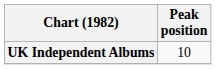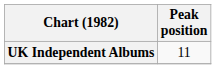(184, 52) 10 -> (184, 52) 11
